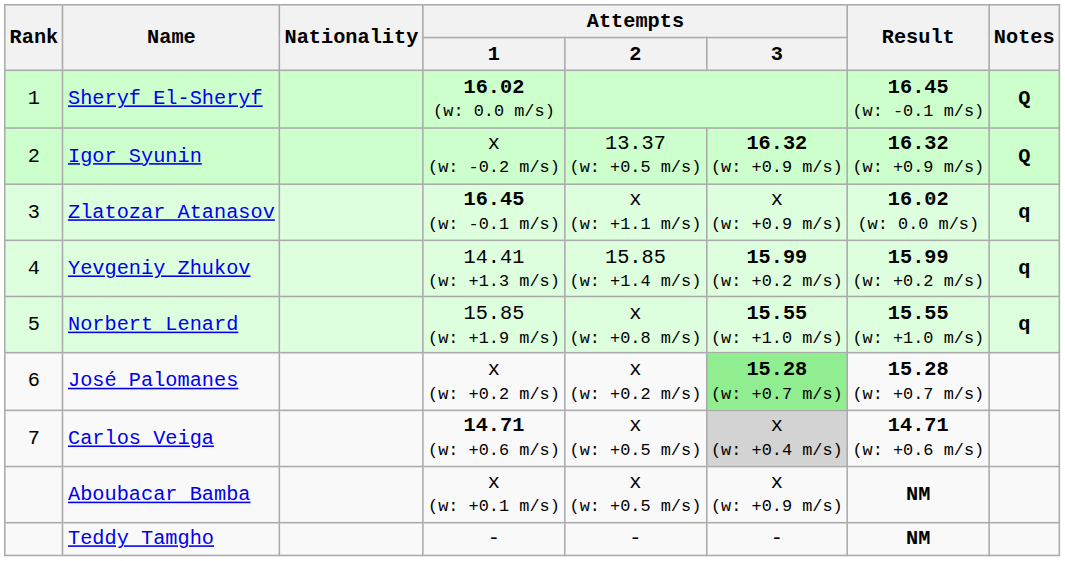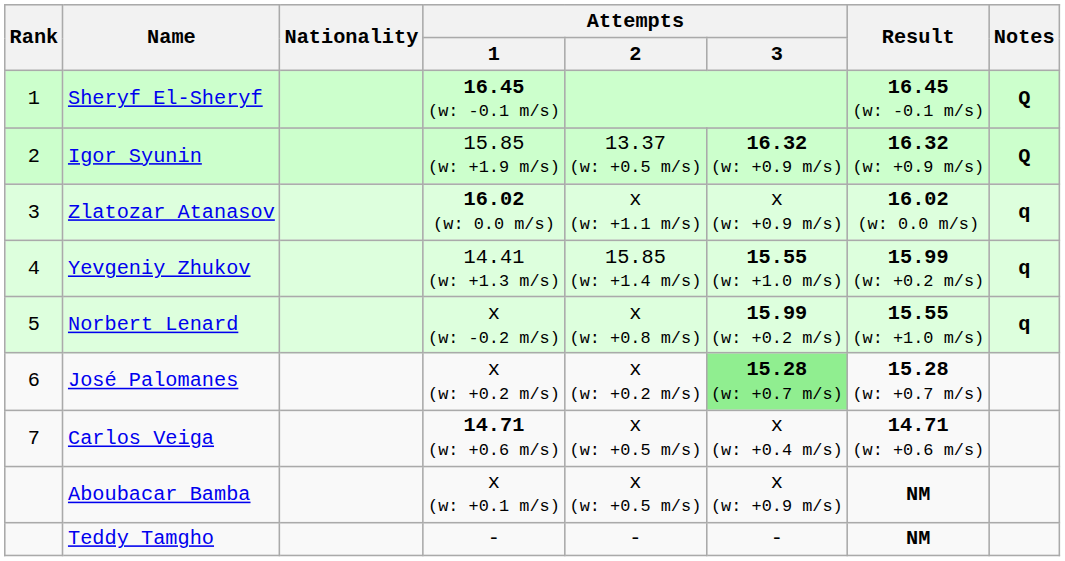(494, 98) 16.02 (w: 0.0 m/s) -> (494, 98) 16.45 (w: -0.1 m/s)
(494, 155) x (w: -0.2 m/s) -> (494, 155) 15.85 (w: +1.9 m/s)
(494, 211) 16.45 (w: -0.1 m/s) -> (494, 211) 16.02 (w: 0.0 m/s)
(777, 268) 15.99 (w: +0.2 m/s) -> (777, 268) 15.55 (w: +1.0 m/s)
(494, 324) 15.85 (w: +1.9 m/s) -> (494, 324) x (w: -0.2 m/s)
(777, 324) 15.55 (w: +1.0 m/s) -> (777, 324) 15.99 (w: +0.2 m/s)
(777, 437) lightgrey background -> (777, 437) no background
